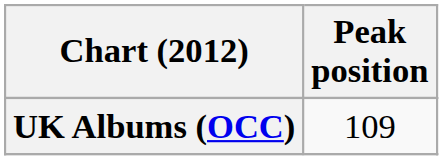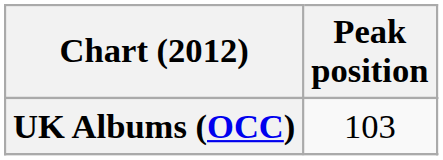(370, 125) 109 -> (370, 125) 103
